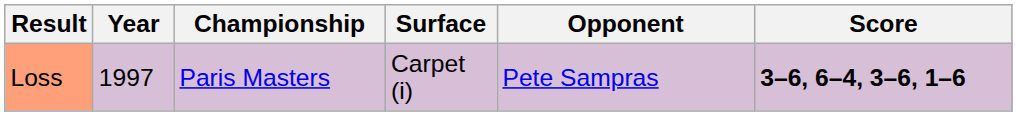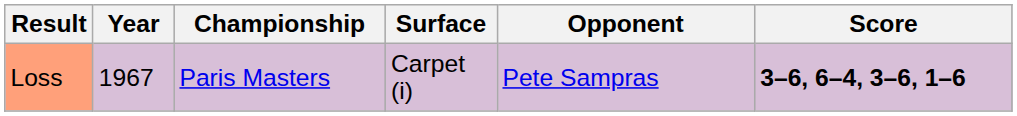(126, 76) 1997 -> (126, 76) 1967
